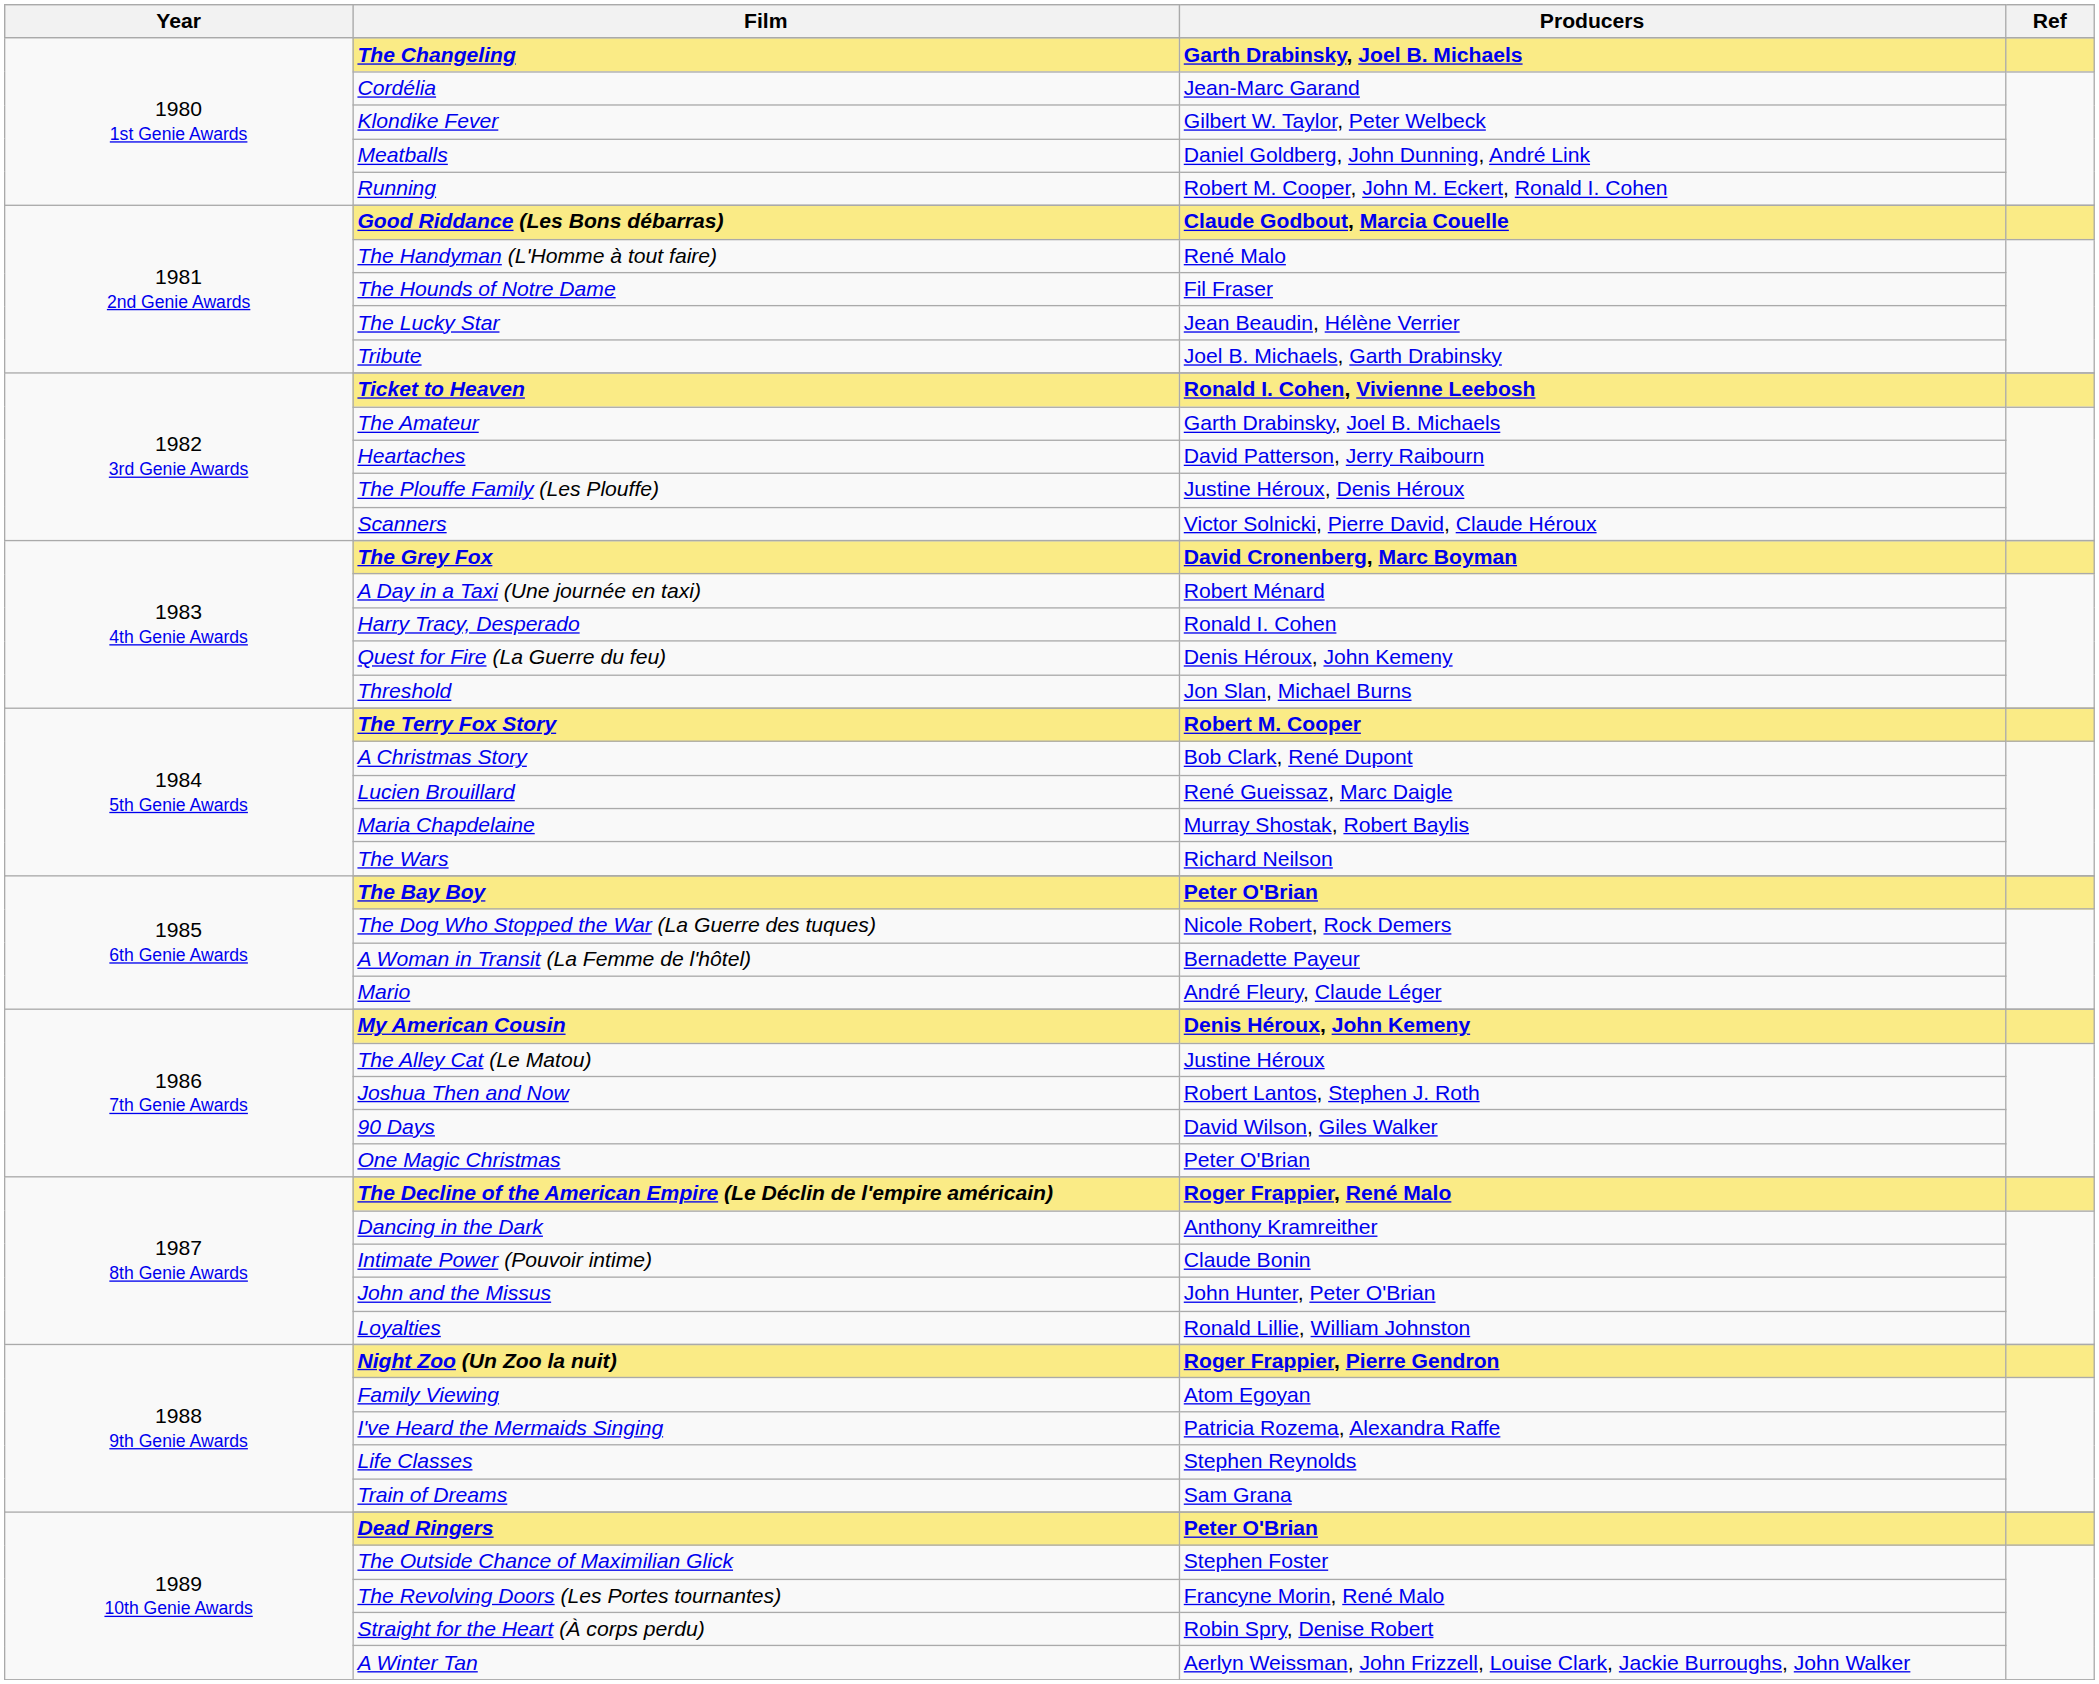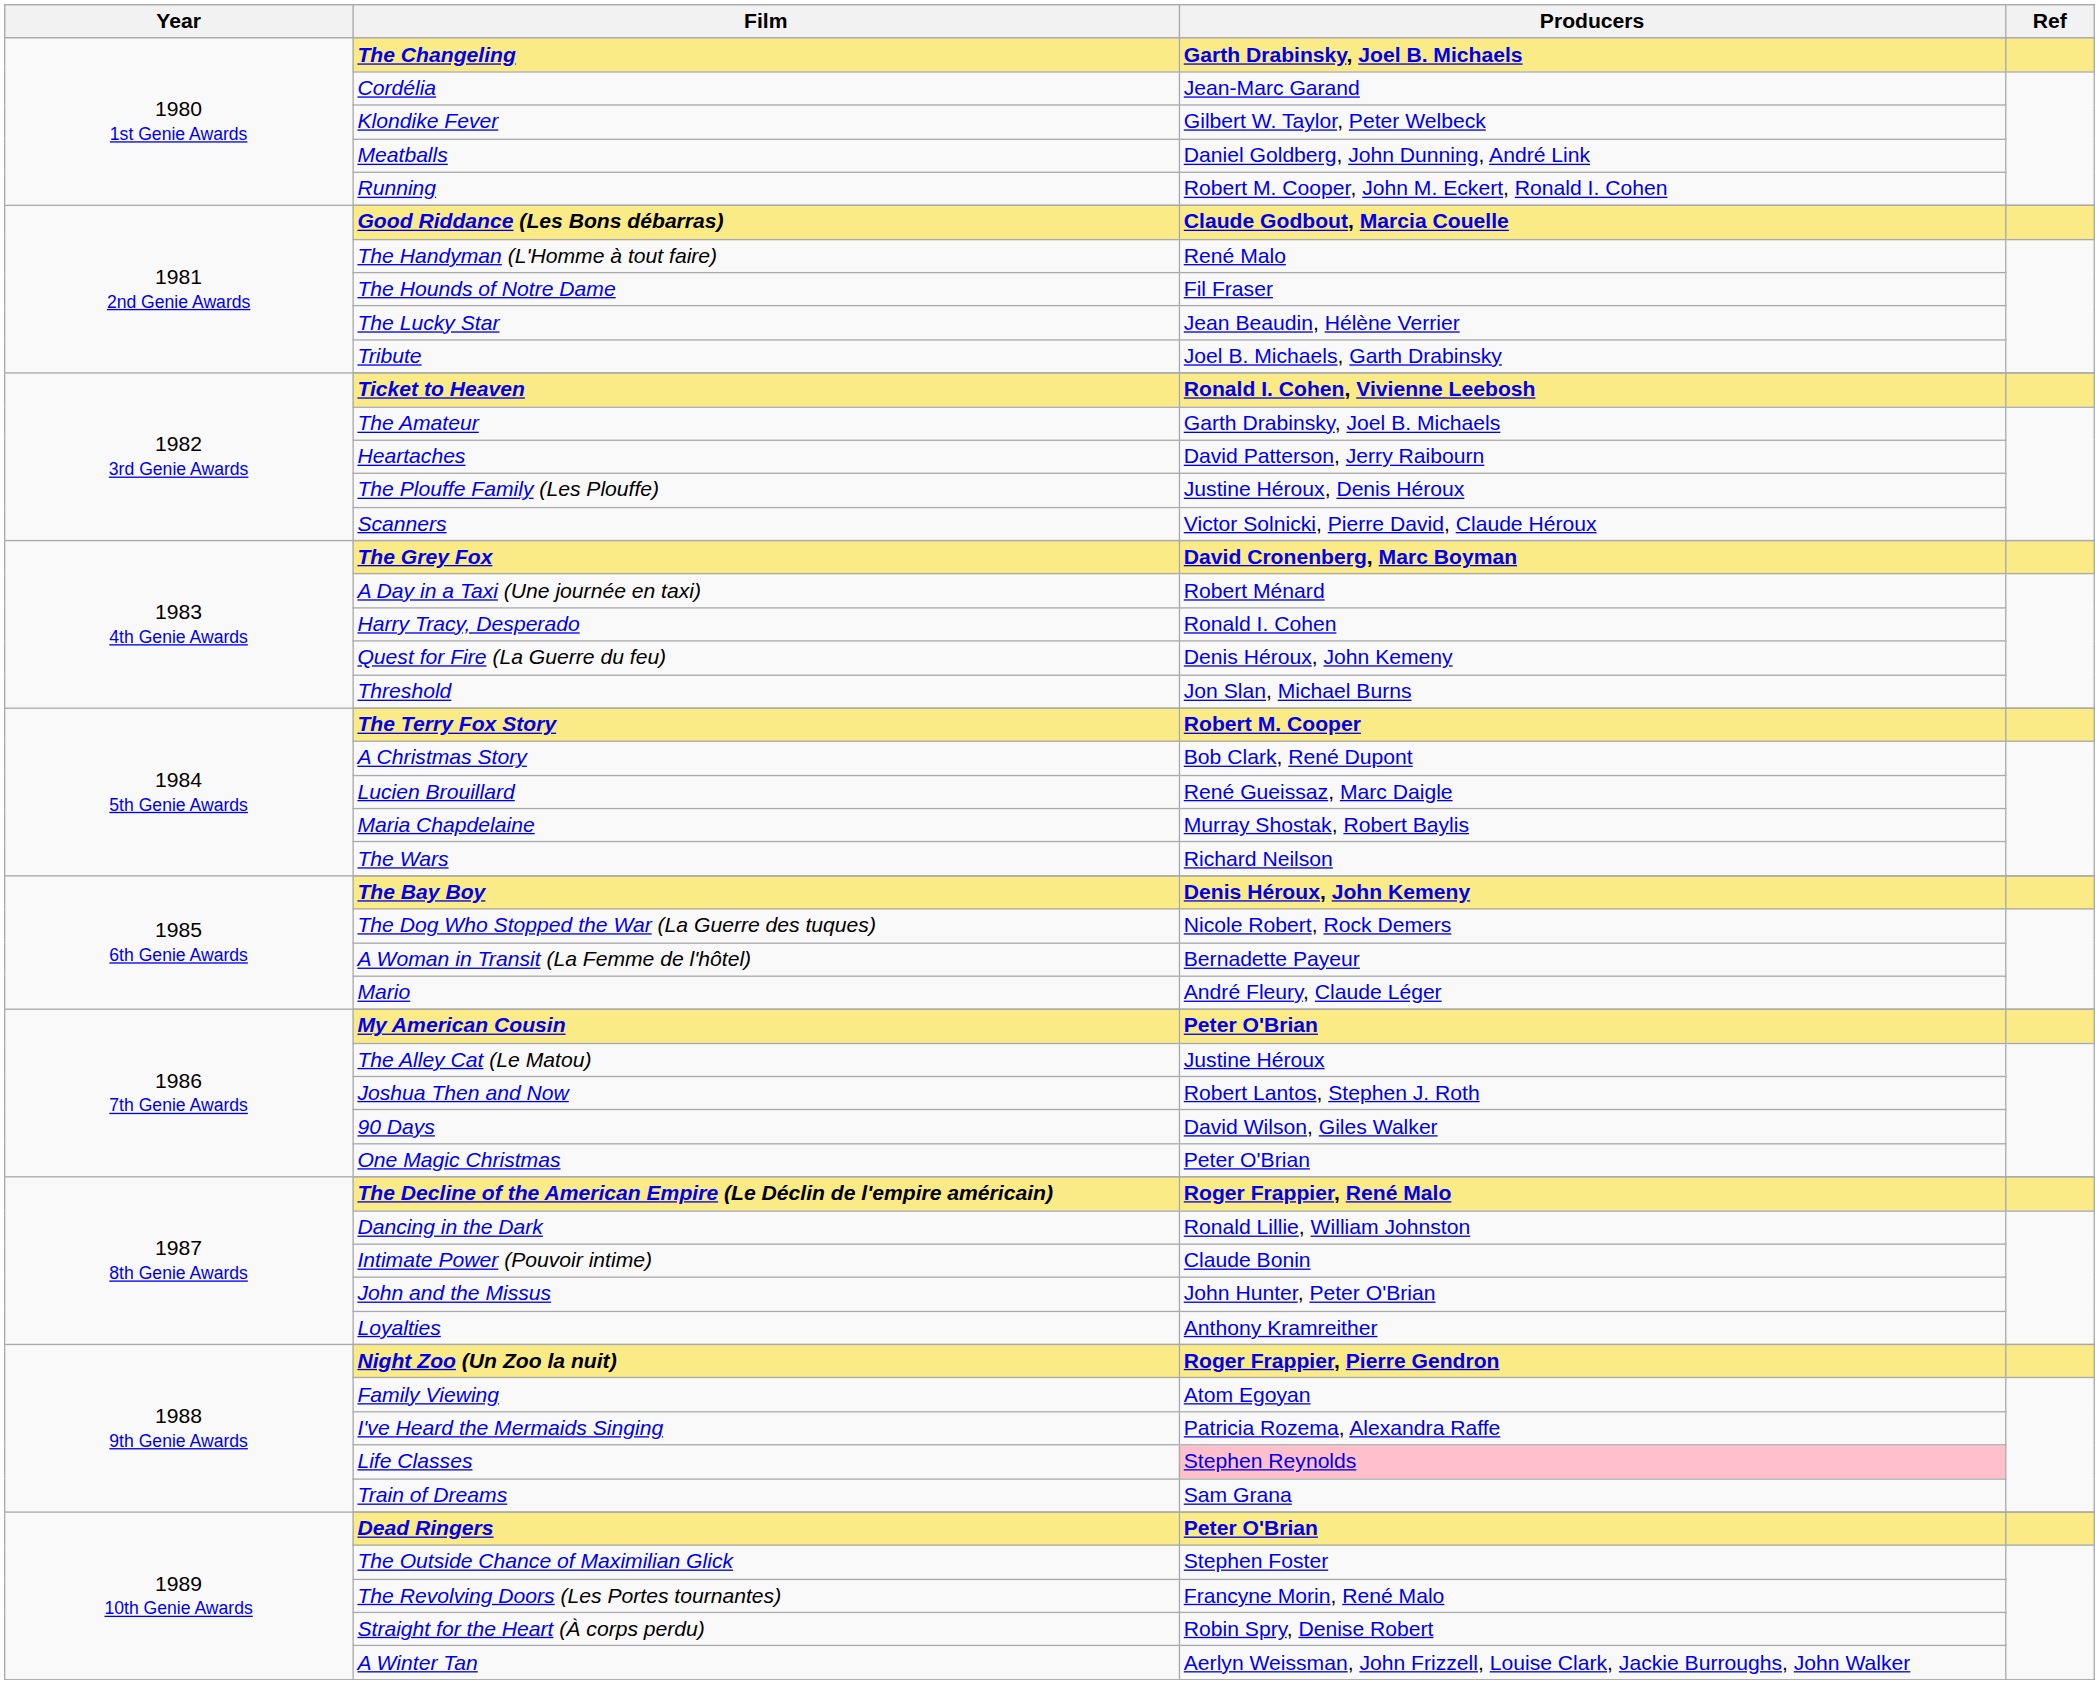(1251, 892) Peter O'Brian -> (1327, 892) Denis Héroux, John Kemeny
(1327, 1026) Denis Héroux, John Kemeny -> (1251, 1026) Peter O'Brian
(1281, 1227) Anthony Kramreither -> (1327, 1227) Ronald Lillie, William Johnston
(1327, 1327) Ronald Lillie, William Johnston -> (1281, 1327) Anthony Kramreither
(1270, 1461) no background -> (1270, 1461) pink background
